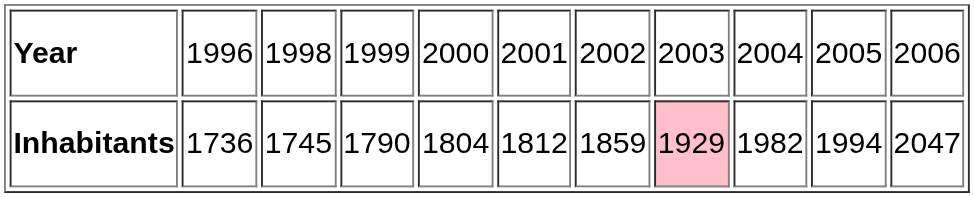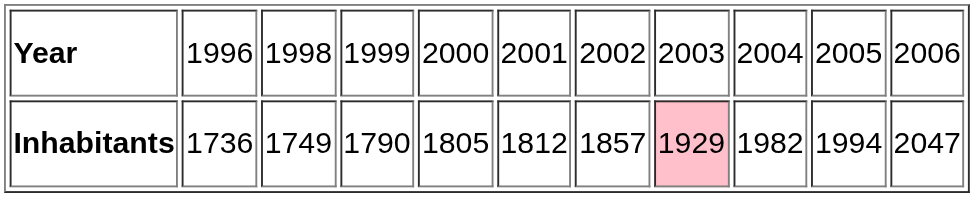(298, 143) 1745 -> (298, 143) 1749
(456, 143) 1804 -> (456, 143) 1805
(613, 143) 1859 -> (613, 143) 1857
